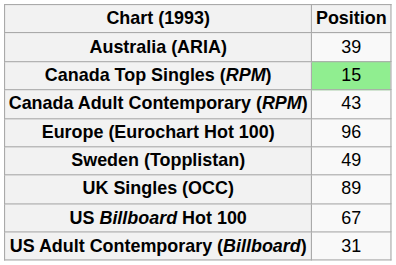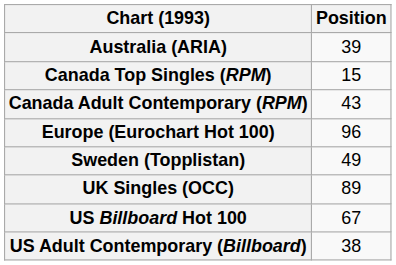(351, 75) lightgreen background -> (351, 75) no background
(351, 246) 31 -> (351, 246) 38
